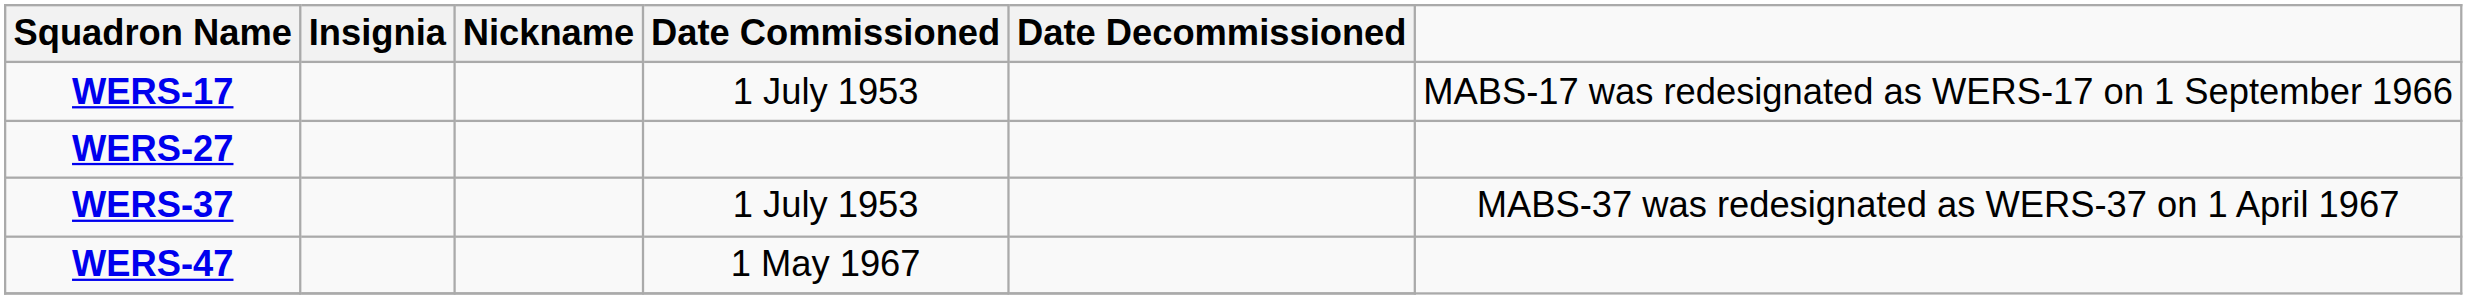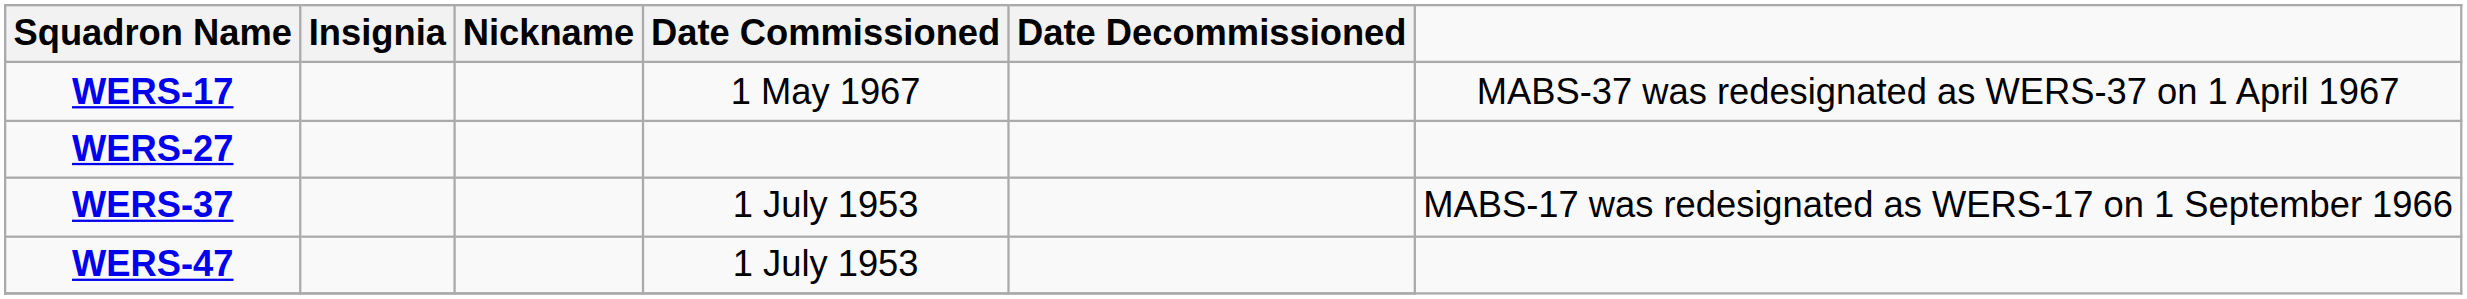(826, 90) 1 July 1953 -> (826, 90) 1 May 1967
(1938, 90) MABS-17 was redesignated as WERS-17 on 1 September 1966 -> (1938, 90) MABS-37 was redesignated as WERS-37 on 1 April 1967
(1938, 206) MABS-37 was redesignated as WERS-37 on 1 April 1967 -> (1938, 206) MABS-17 was redesignated as WERS-17 on 1 September 1966
(826, 263) 1 May 1967 -> (826, 263) 1 July 1953
